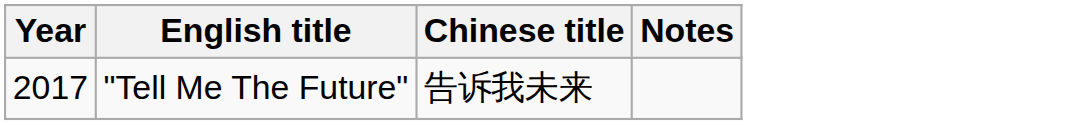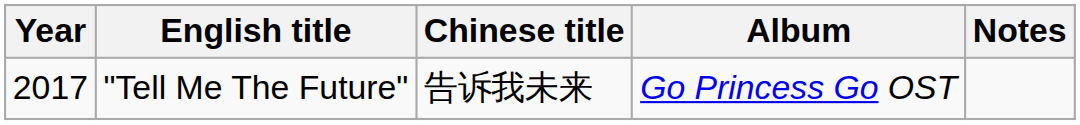+ column: (799, 31)
